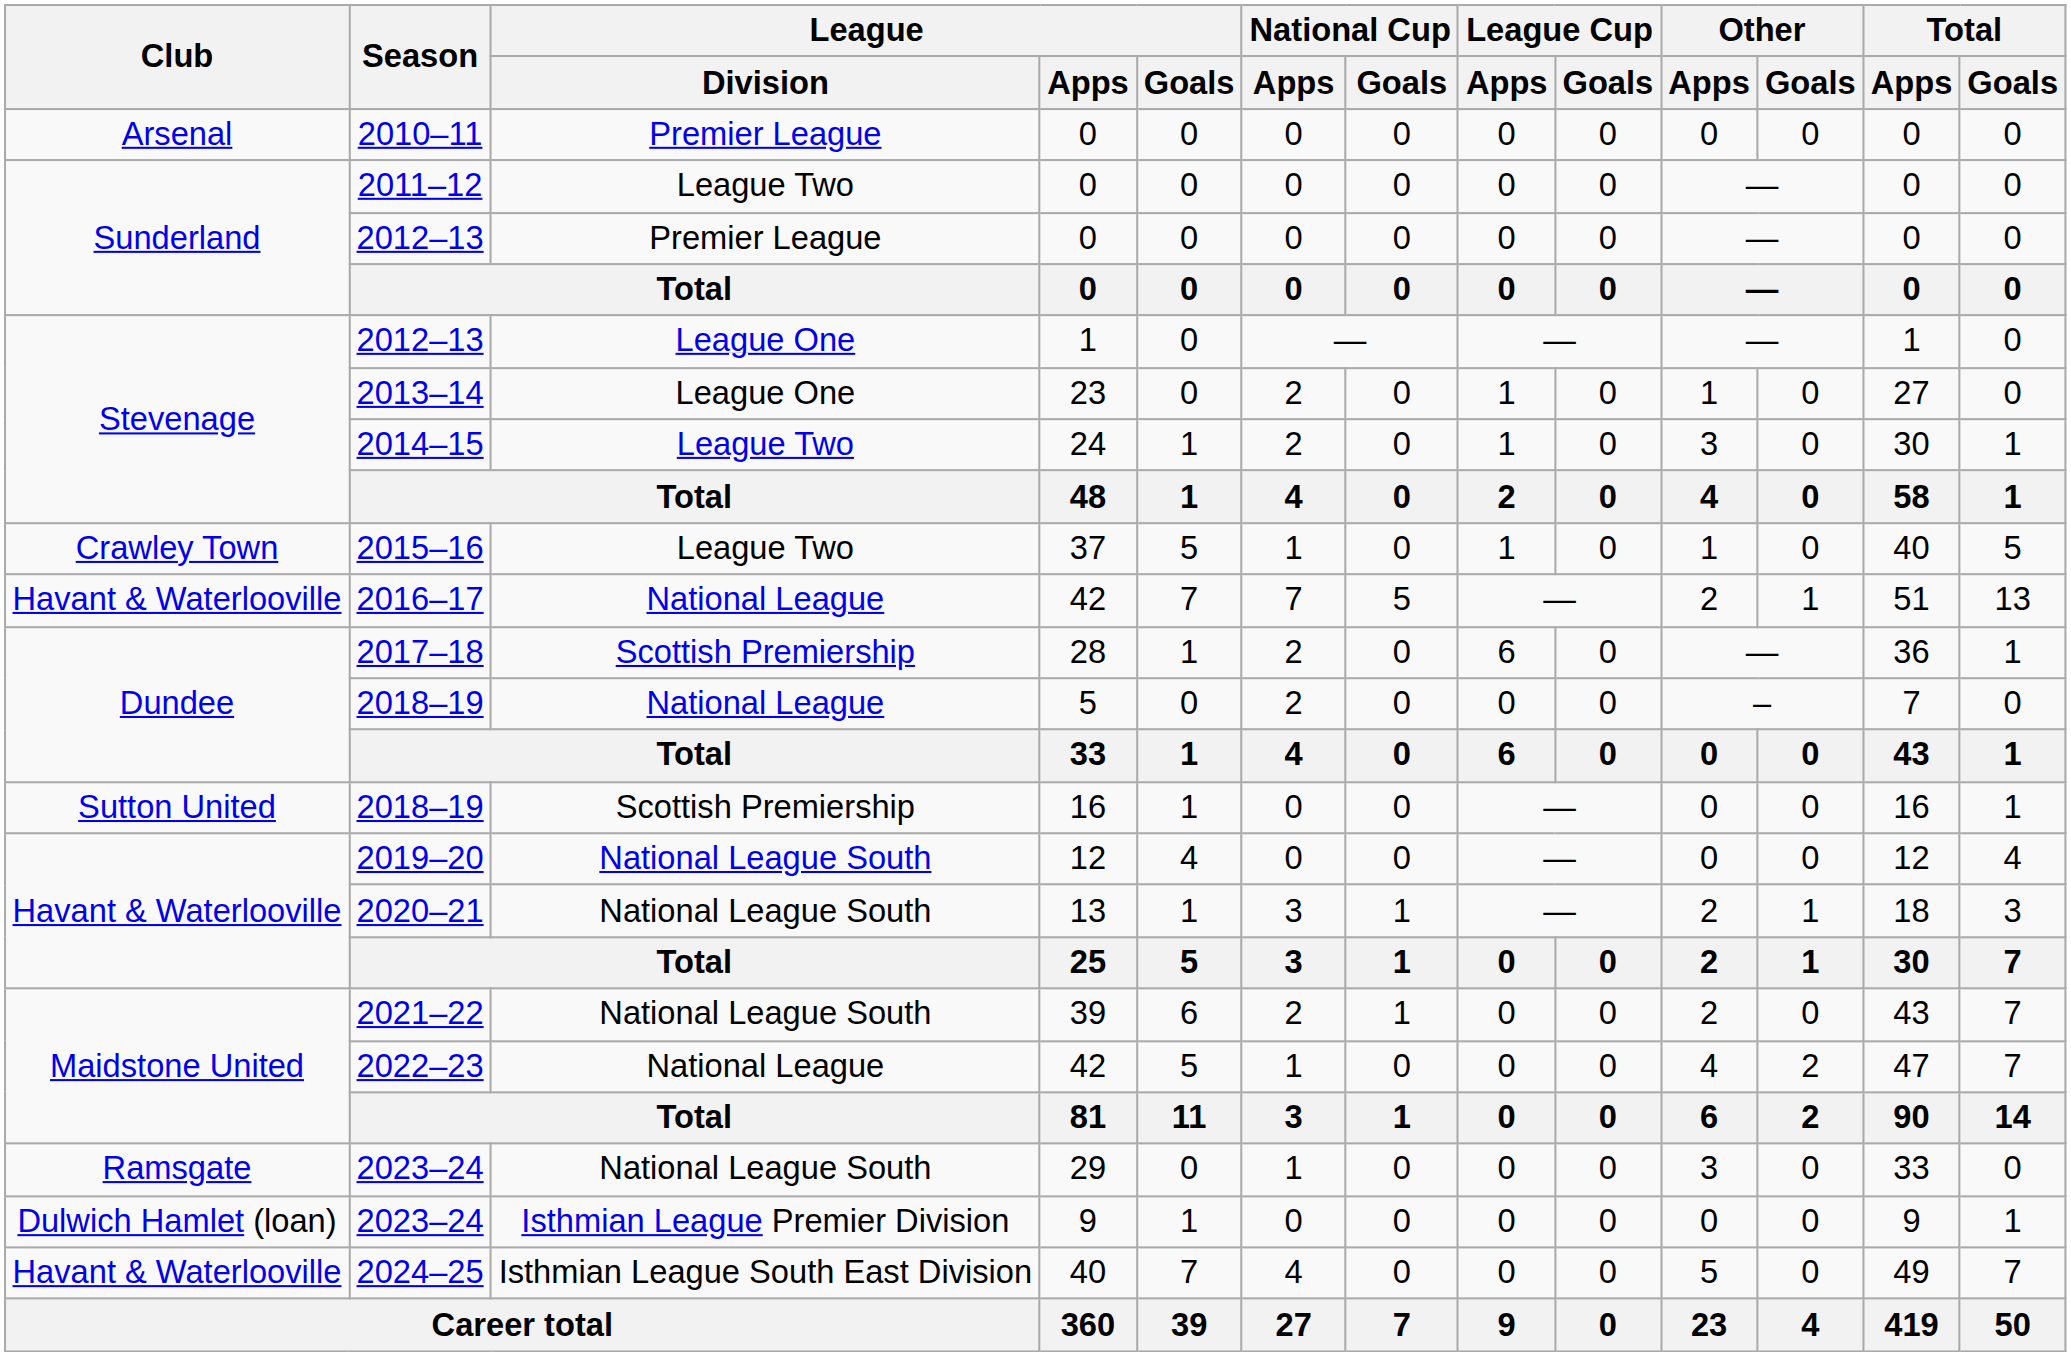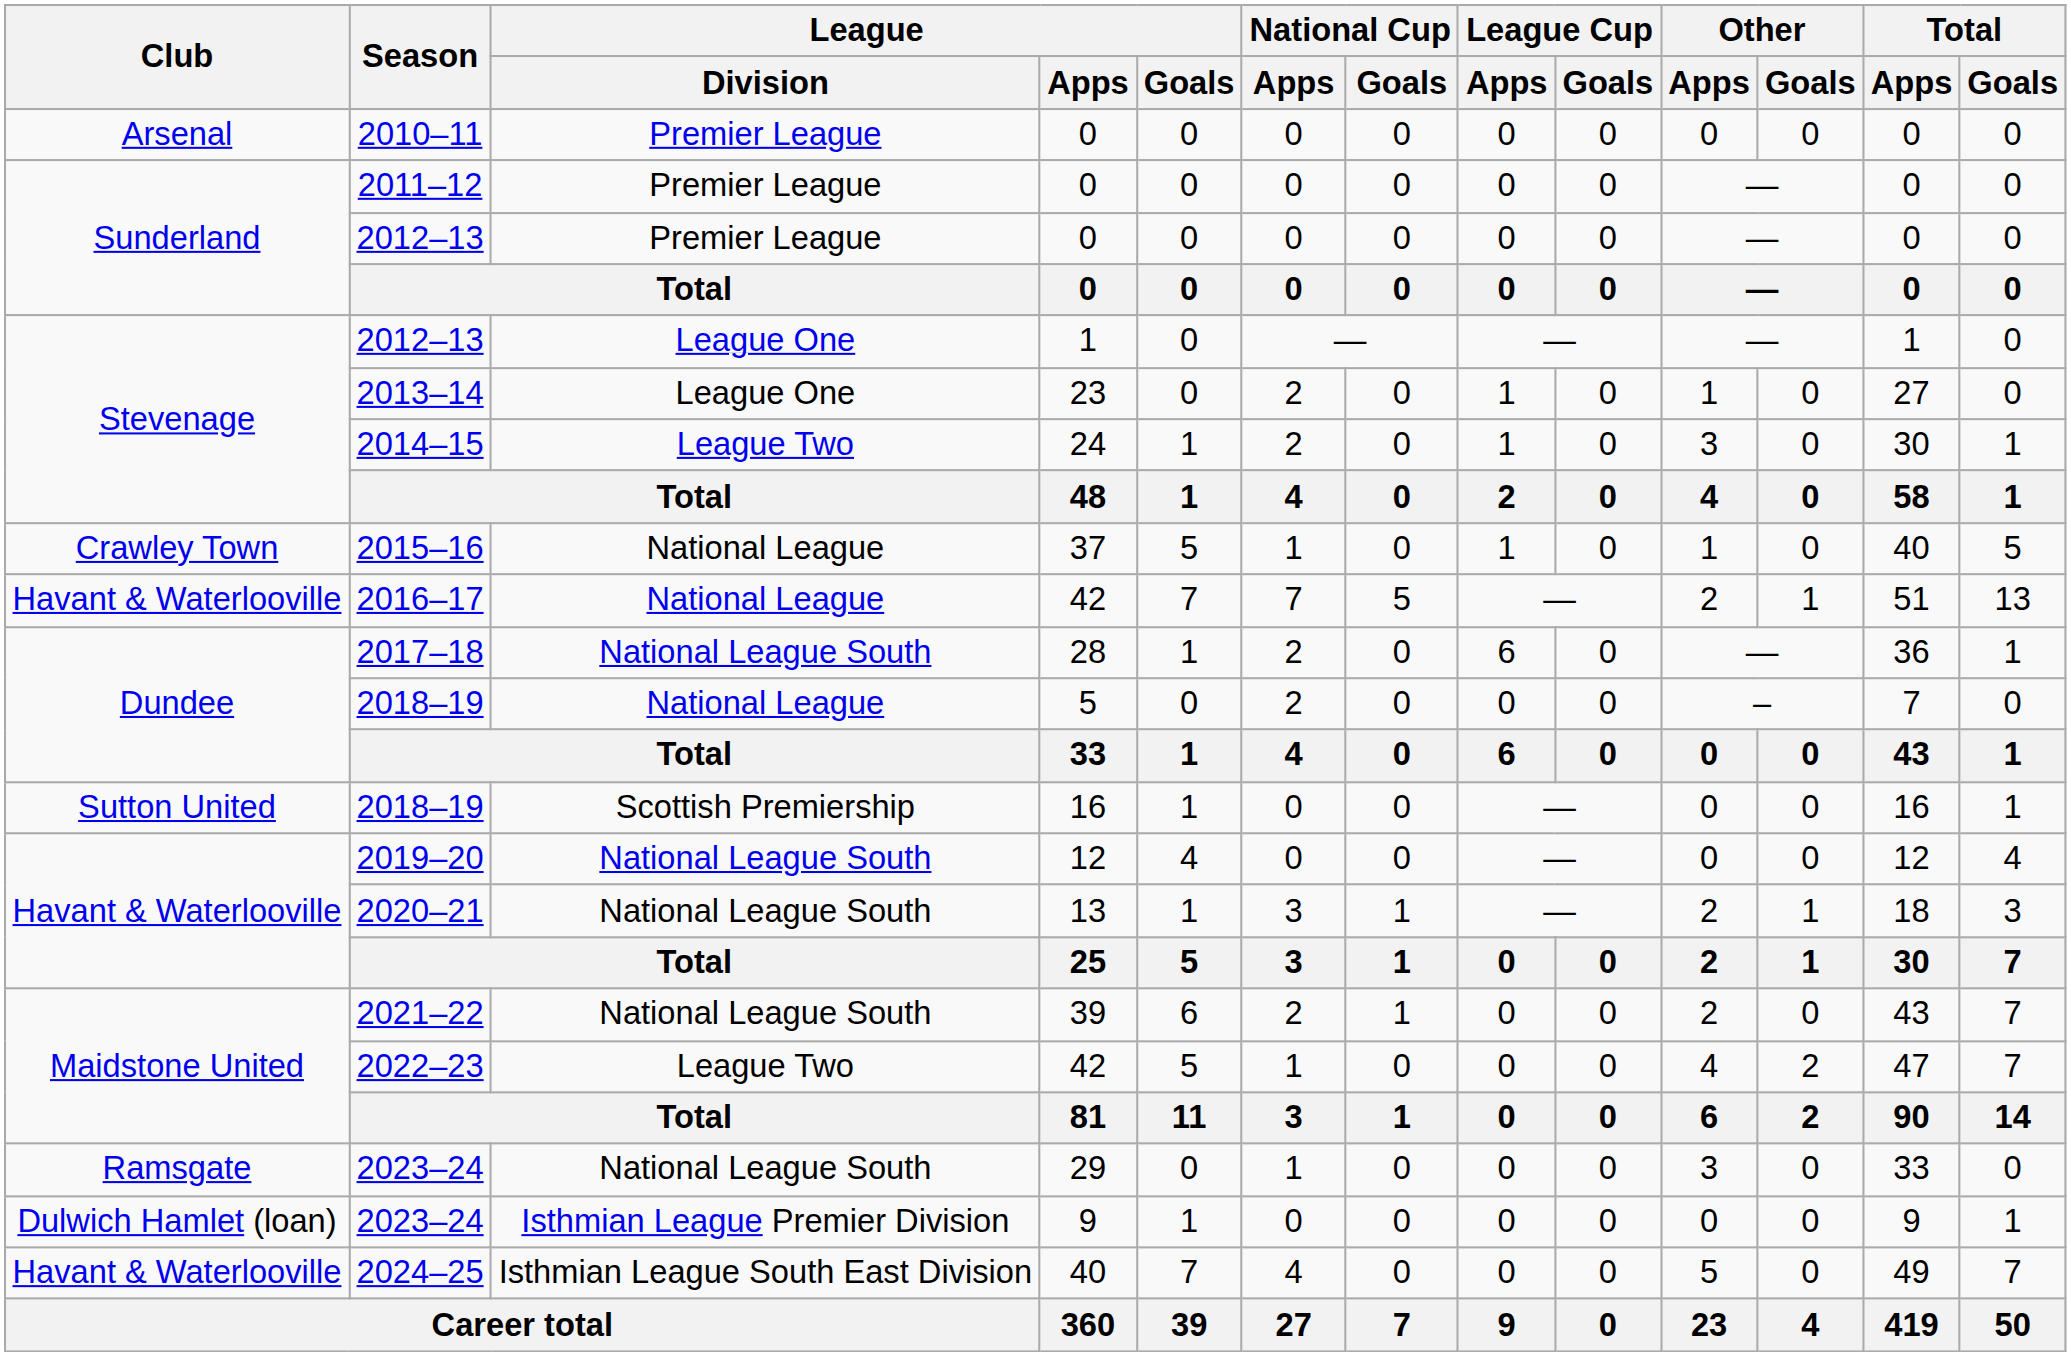(765, 185) League Two -> (765, 185) Premier League
(765, 548) League Two -> (765, 548) National League
(765, 651) Scottish Premiership -> (765, 651) National League South
(765, 1065) National League -> (765, 1065) League Two
